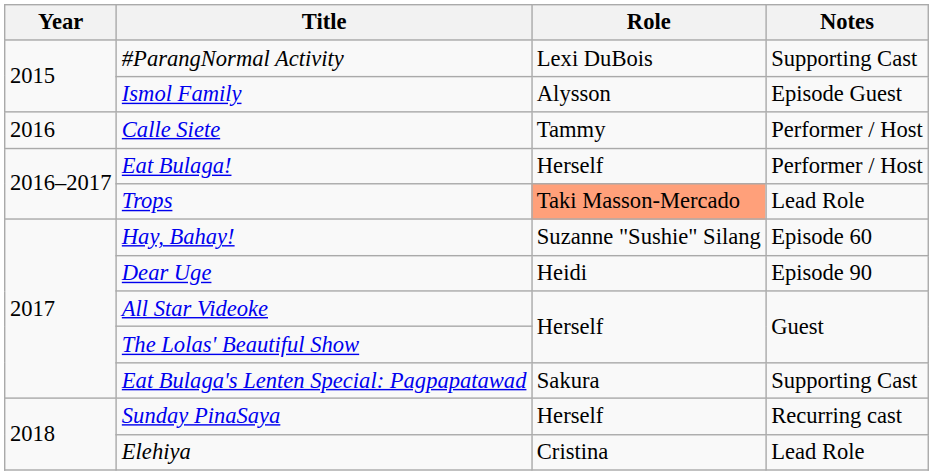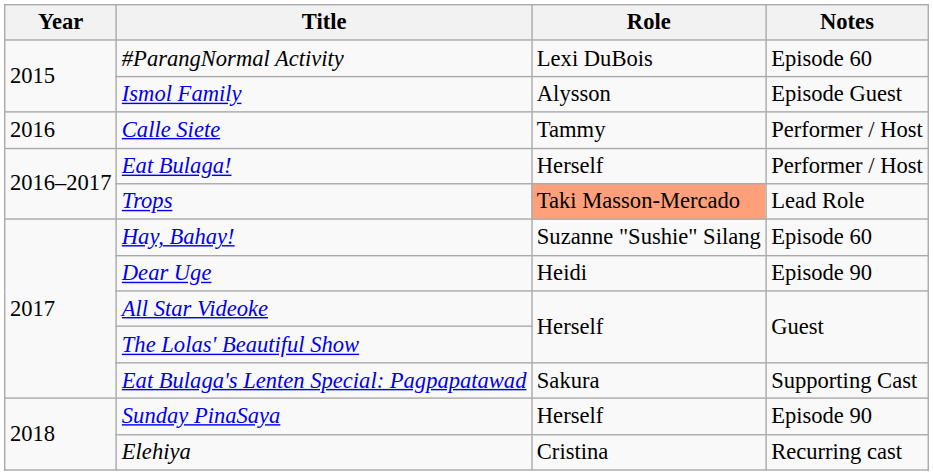(844, 58) Supporting Cast -> (822, 58) Episode 60
(837, 415) Recurring cast -> (822, 415) Episode 90
(818, 451) Lead Role -> (837, 451) Recurring cast
